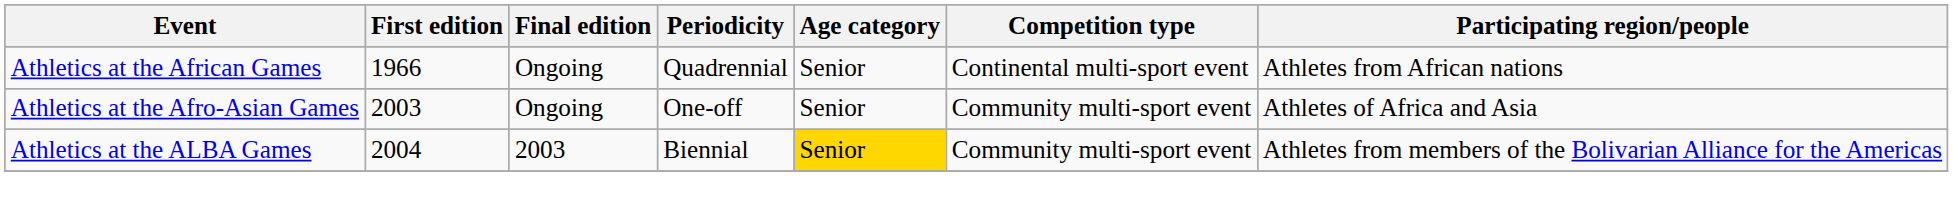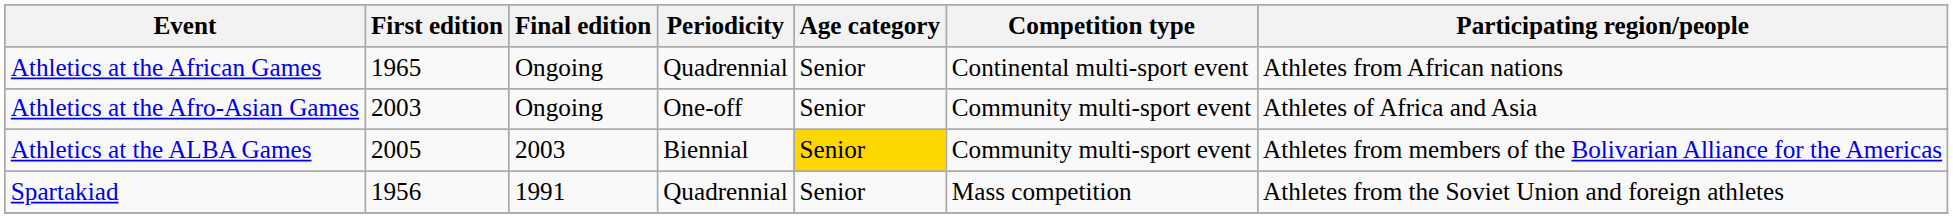(396, 67) 1966 -> (396, 67) 1965
(396, 150) 2004 -> (396, 150) 2005
+ row: (65, 191)
